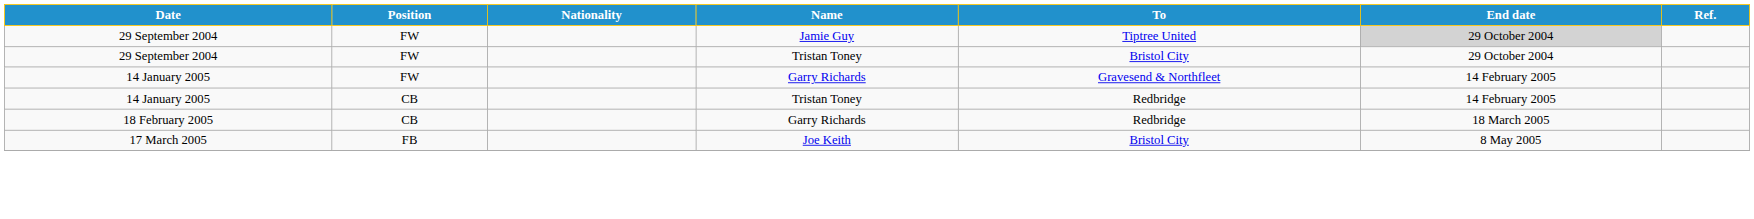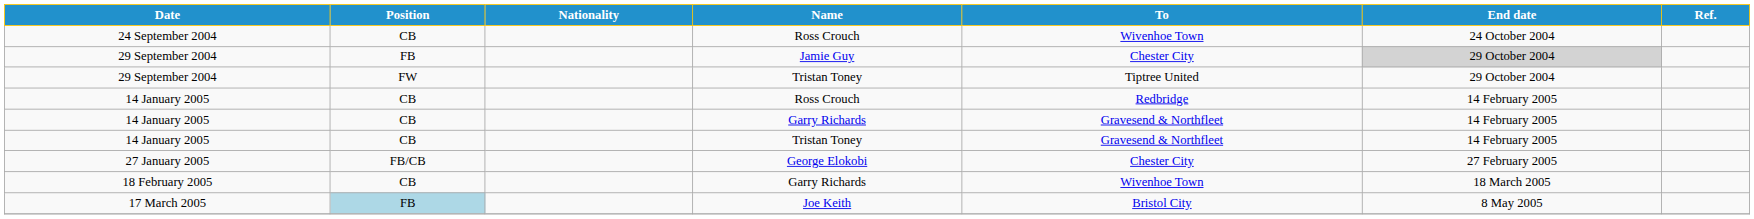+ row: (167, 36)
(410, 36) FW -> (408, 57) FB
(1159, 36) Tiptree United -> (1162, 57) Chester City
(1159, 57) Bristol City -> (1162, 78) Tiptree United
+ row: (167, 98)
(410, 78) FW -> (408, 119) CB
(1159, 98) Redbridge -> (1162, 140) Gravesend & Northfleet
+ row: (167, 161)
(1159, 119) Redbridge -> (1162, 182) Wivenhoe Town
(410, 140) no background -> (408, 203) lightblue background
